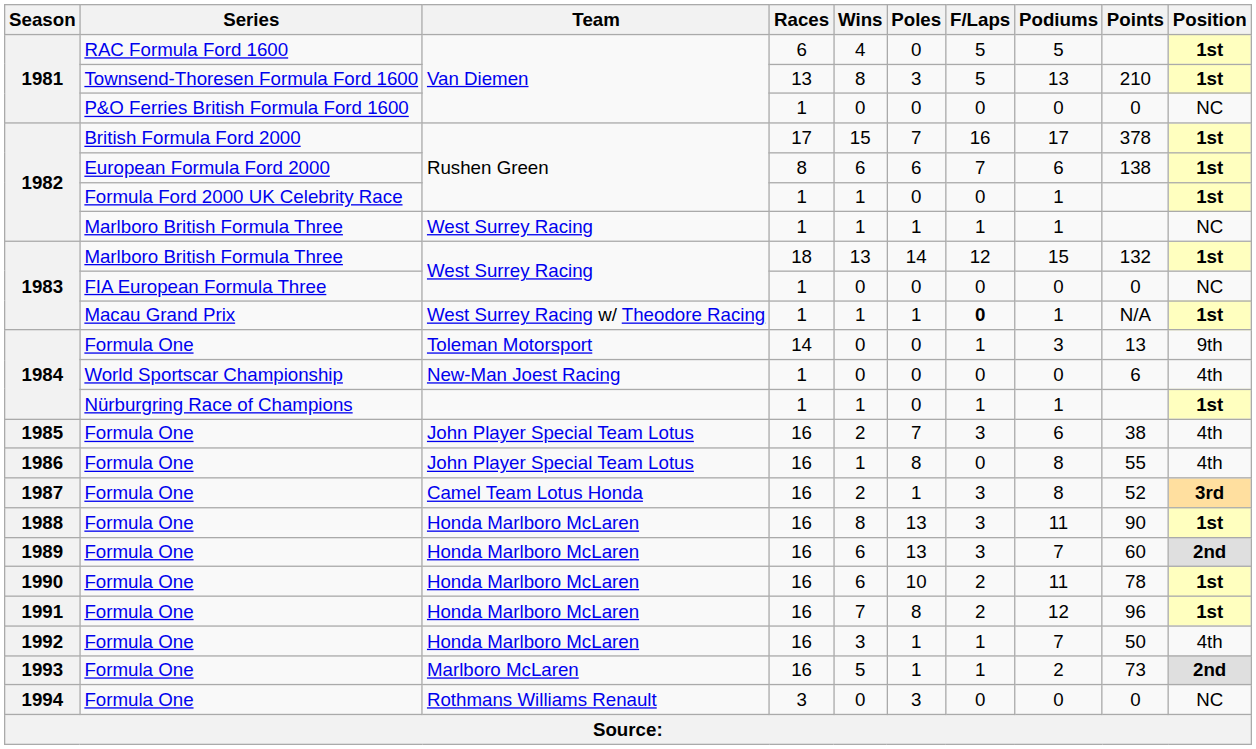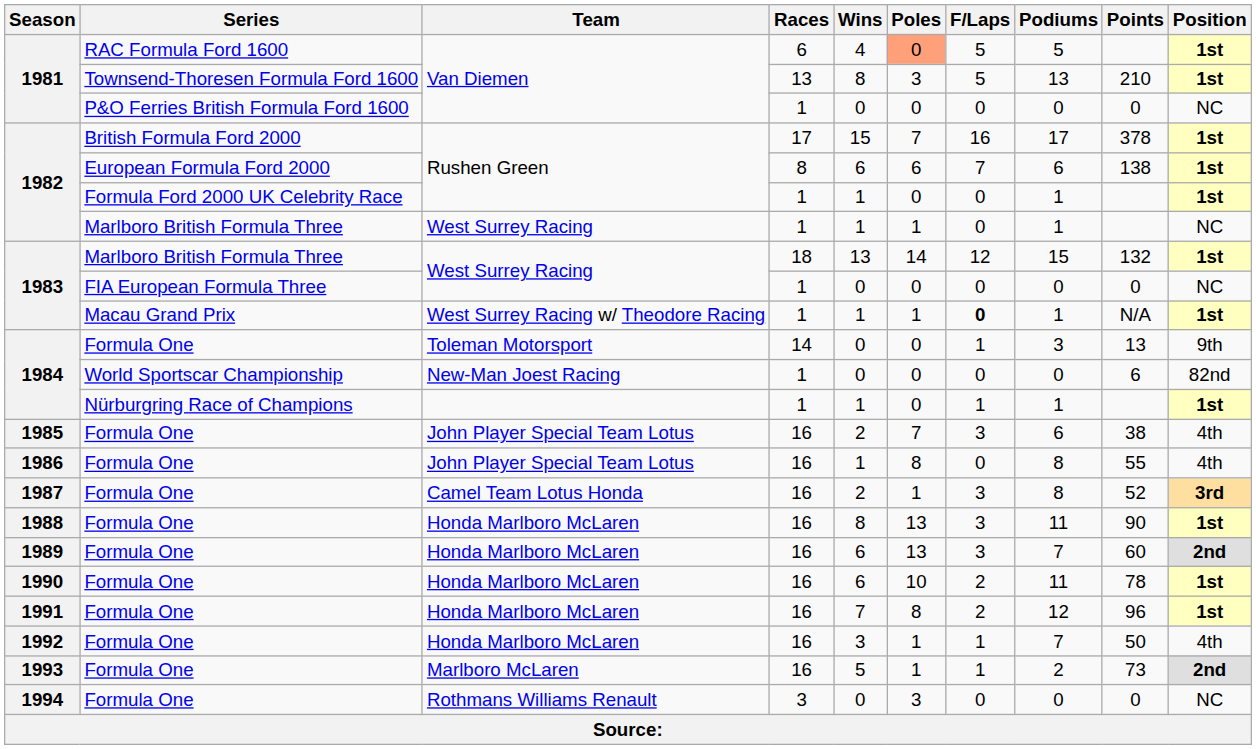(916, 49) no background -> (916, 49) lightsalmon background
(980, 227) 1 -> (980, 227) 0
(1210, 375) 4th -> (1210, 375) 82nd
